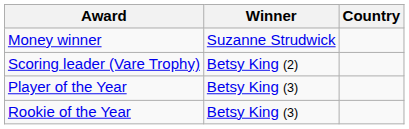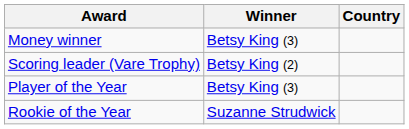(271, 40) Suzanne Strudwick -> (253, 40) Betsy King (3)
(253, 111) Betsy King (3) -> (271, 111) Suzanne Strudwick
